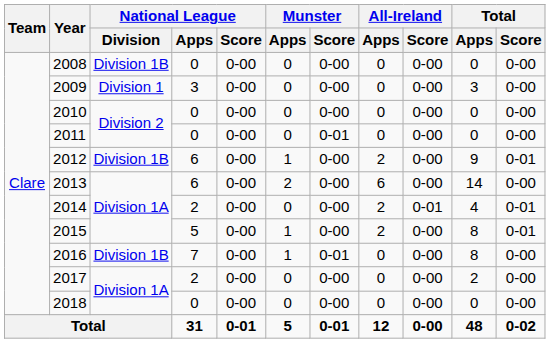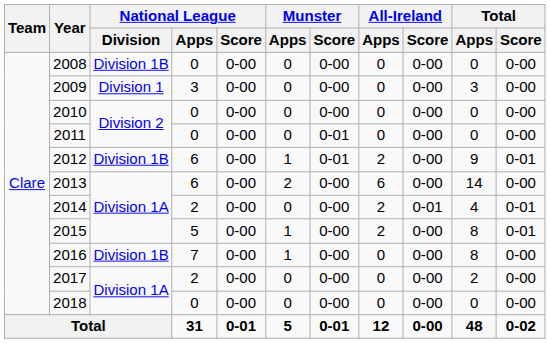(334, 159) 0-00 -> (334, 159) 0-01
(334, 254) 0-01 -> (334, 254) 0-00
